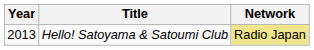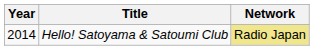(22, 34) 2013 -> (22, 34) 2014
